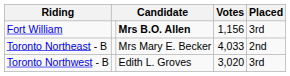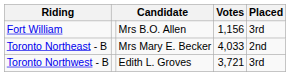(155, 29) bold -> (152, 29) normal
(231, 63) 3,020 -> (231, 63) 3,721
